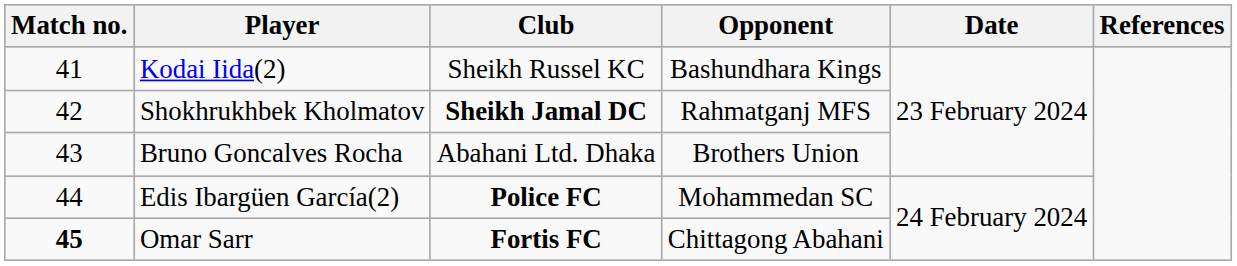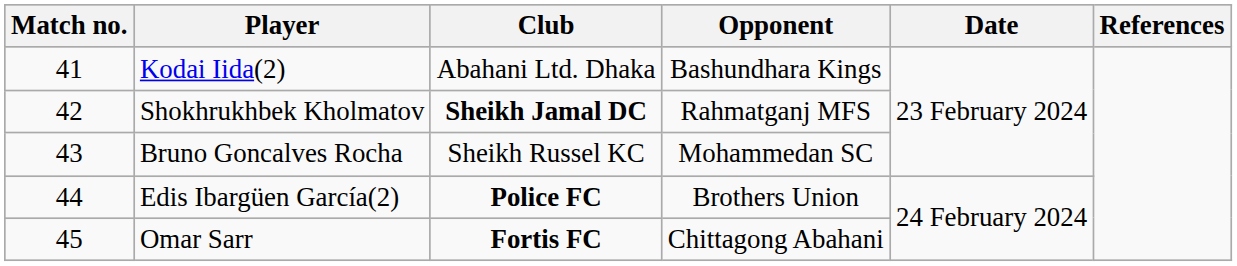(546, 68) Sheikh Russel KC -> (546, 68) Abahani Ltd. Dhaka
(546, 153) Abahani Ltd. Dhaka -> (546, 153) Sheikh Russel KC
(776, 153) Brothers Union -> (776, 153) Mohammedan SC
(776, 196) Mohammedan SC -> (776, 196) Brothers Union
(69, 238) bold -> (69, 238) normal
